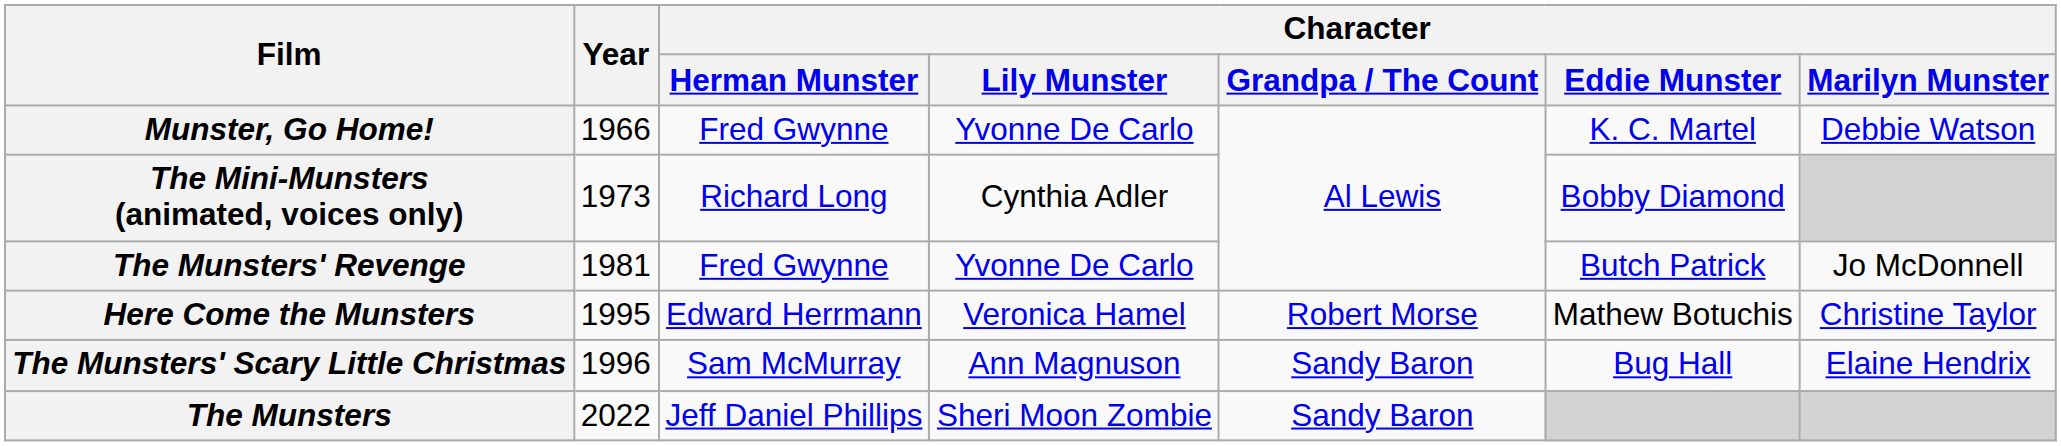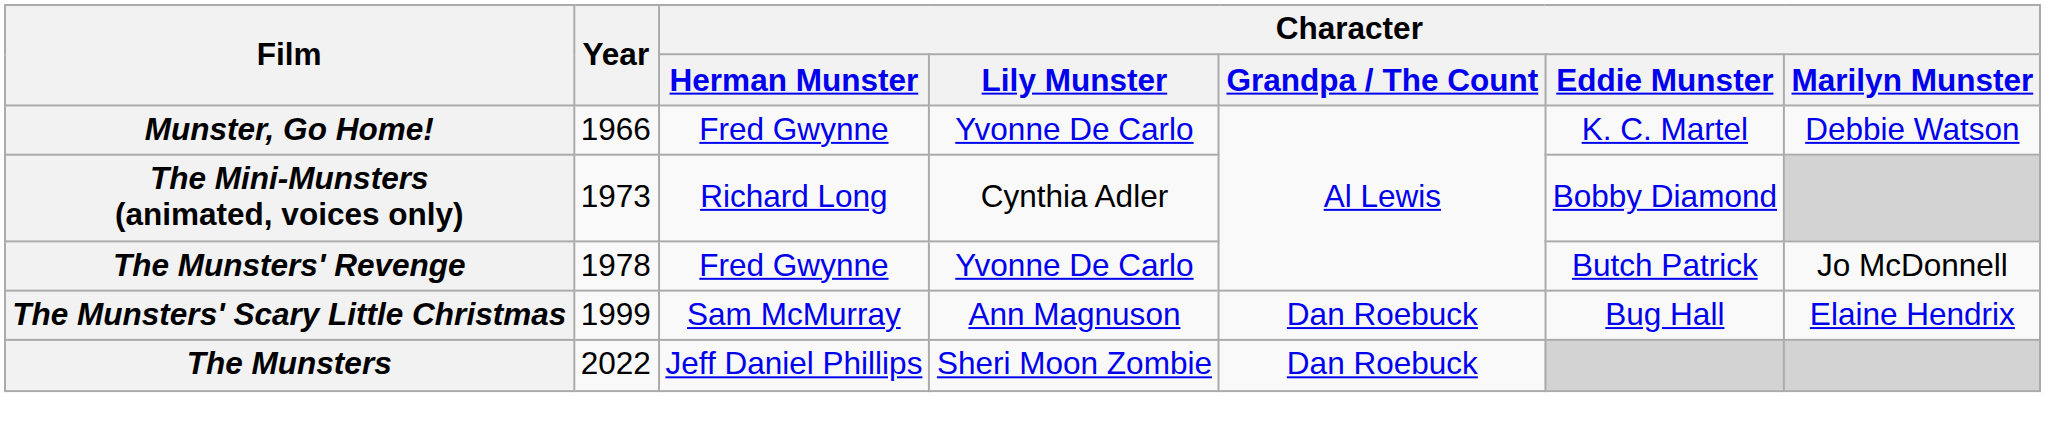(616, 264) 1981 -> (616, 264) 1978
- row: (289, 314)
(616, 364) 1996 -> (616, 314) 1999
(1382, 364) Sandy Baron -> (1382, 314) Dan Roebuck
(1382, 414) Sandy Baron -> (1382, 364) Dan Roebuck
